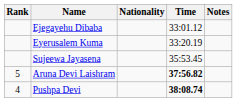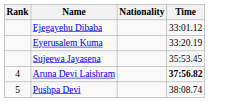- column: (218, 12)
(17, 74) 5 -> (17, 74) 4
(17, 90) 4 -> (17, 90) 5
(186, 90) bold -> (186, 90) normal
